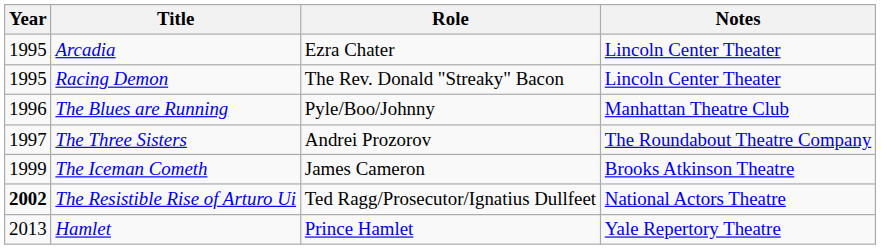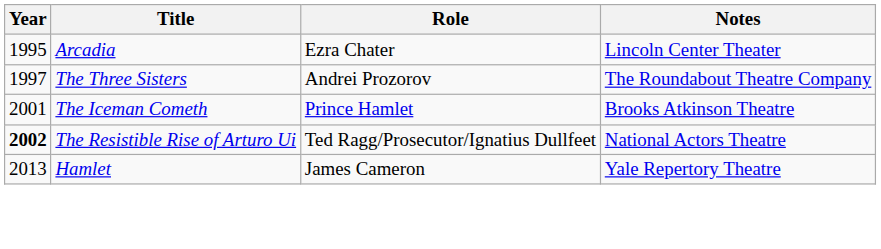- row: (112, 79)
- row: (142, 109)
(28, 169) 1999 -> (28, 109) 2001
(365, 169) James Cameron -> (359, 109) Prince Hamlet
(359, 229) Prince Hamlet -> (365, 169) James Cameron
